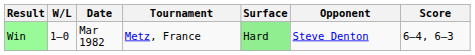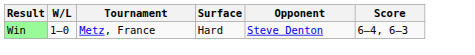- column: (100, 13)
(256, 36) lightgreen background -> (210, 30) no background
